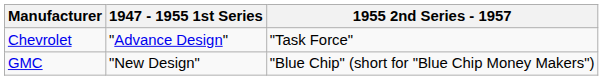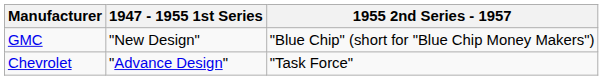rows swapped: (40, 39) <-> (25, 63)
